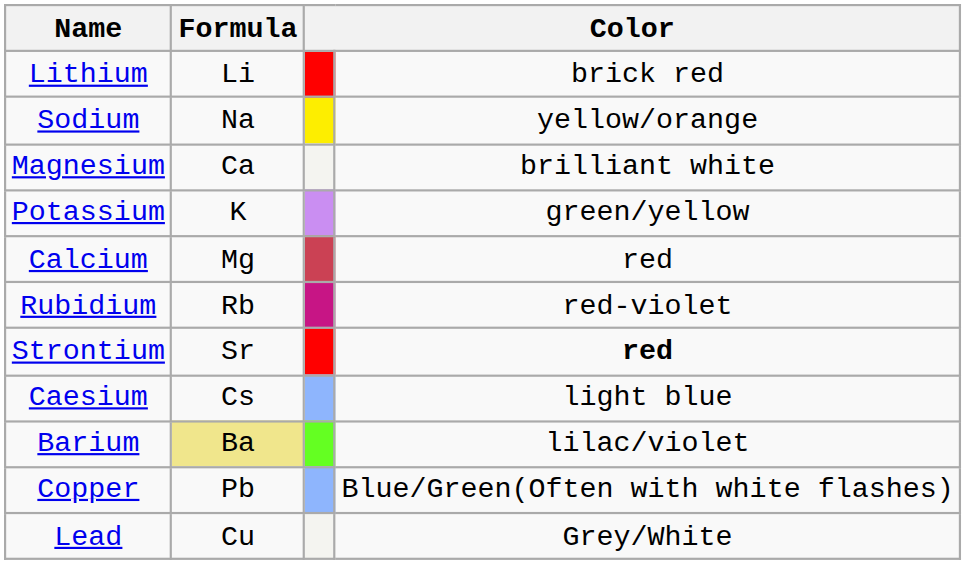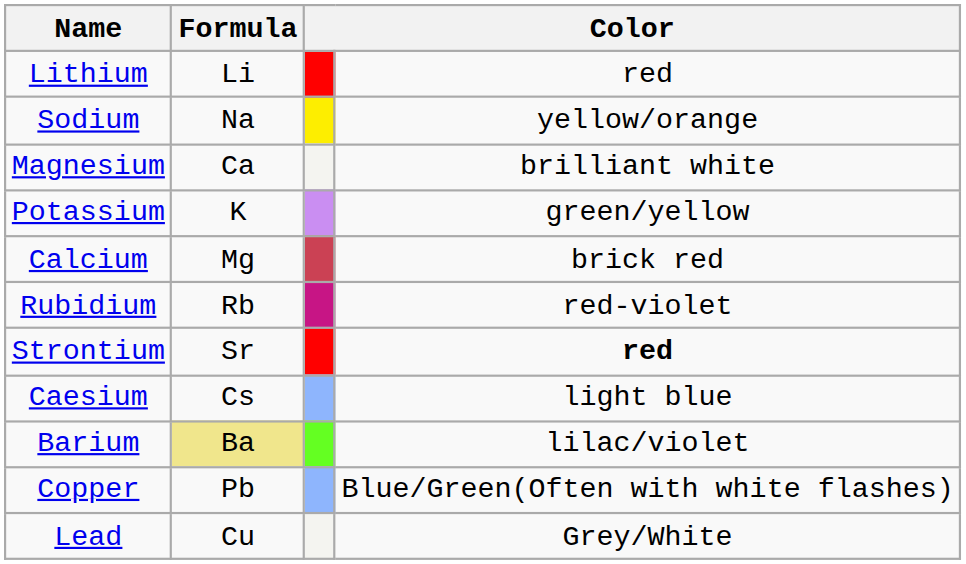(648, 74) brick red -> (648, 74) red
(648, 259) red -> (648, 259) brick red
